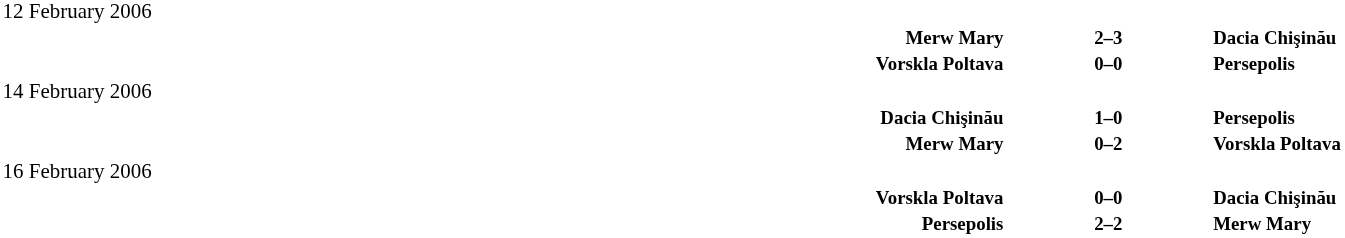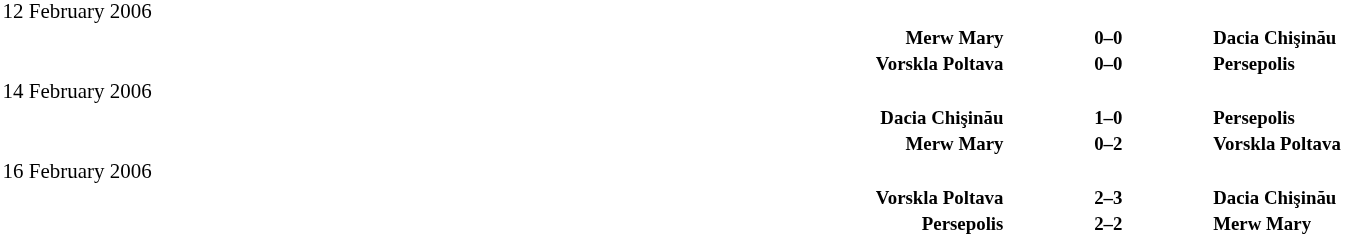(1108, 38) 2–3 -> (1108, 38) 0–0
(1108, 197) 0–0 -> (1108, 197) 2–3
